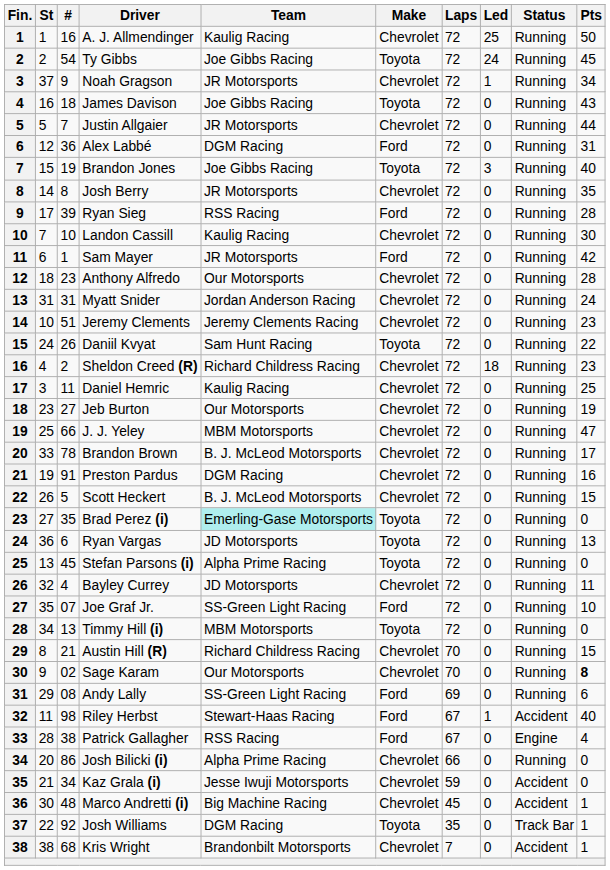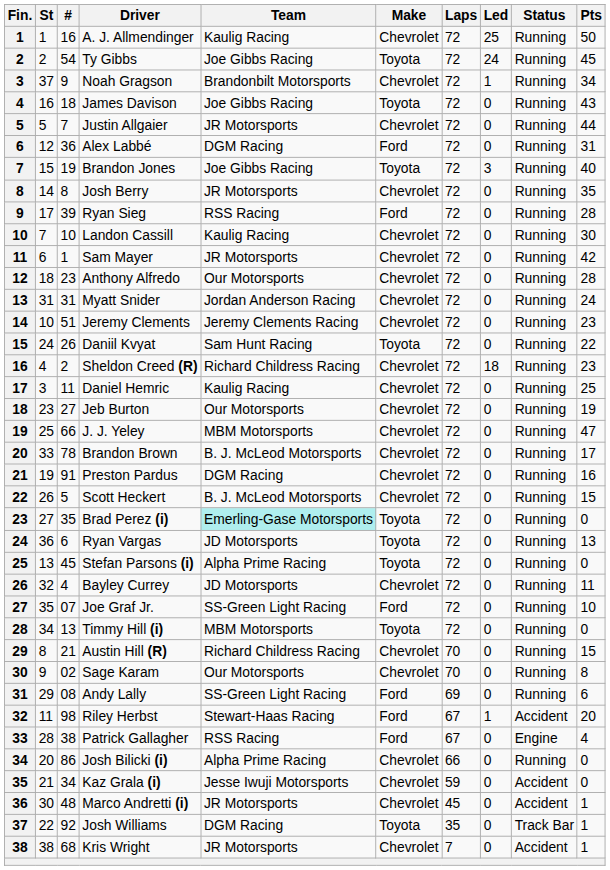(251, 81) JR Motorsports -> (277, 81) Brandonbilt Motorsports
(394, 256) Ford -> (409, 256) Chevrolet
(584, 672) bold -> (584, 672) normal
(588, 716) 40 -> (588, 716) 20
(265, 804) Big Machine Racing -> (251, 804) JR Motorsports
(277, 848) Brandonbilt Motorsports -> (251, 848) JR Motorsports
